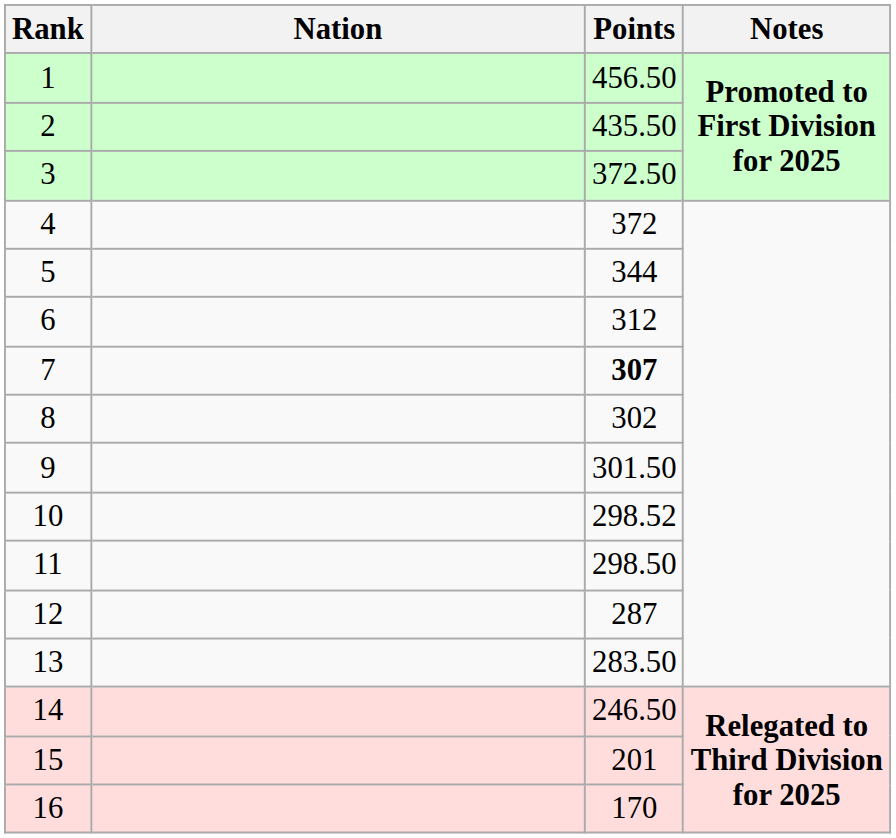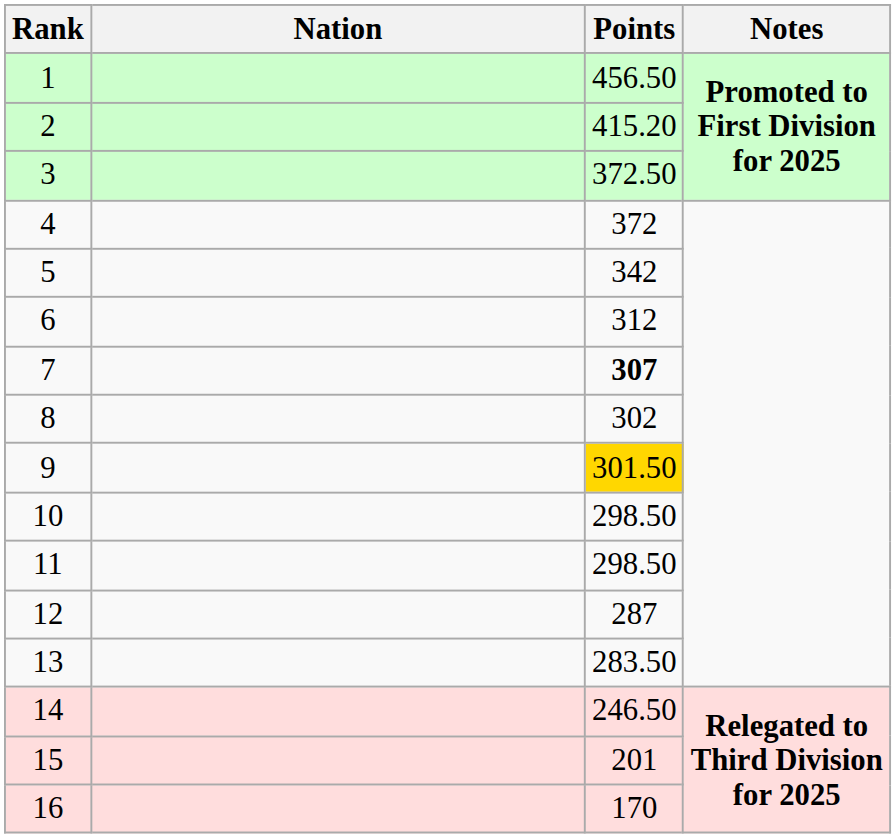(634, 126) 435.50 -> (634, 126) 415.20
(634, 272) 344 -> (634, 272) 342
(634, 467) no background -> (634, 467) gold background
(634, 516) 298.52 -> (634, 516) 298.50
